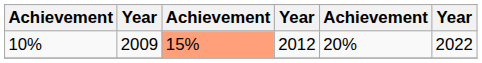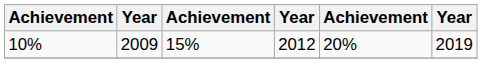(183, 44) lightsalmon background -> (183, 44) no background
(454, 44) 2022 -> (454, 44) 2019
